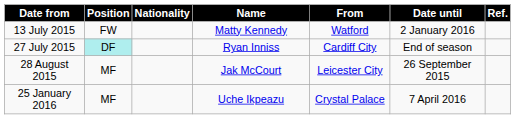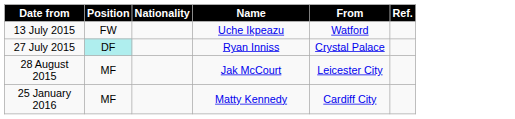- column: (437, 13)
(251, 30) Matty Kennedy -> (251, 30) Uche Ikpeazu
(350, 47) Cardiff City -> (350, 47) Crystal Palace
(251, 100) Uche Ikpeazu -> (251, 100) Matty Kennedy
(350, 100) Crystal Palace -> (350, 100) Cardiff City
